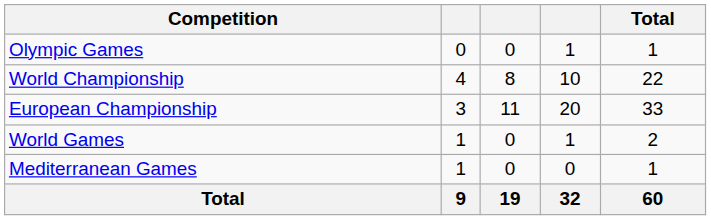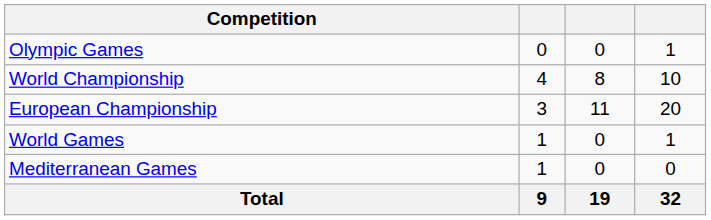- column: (653, 19)
